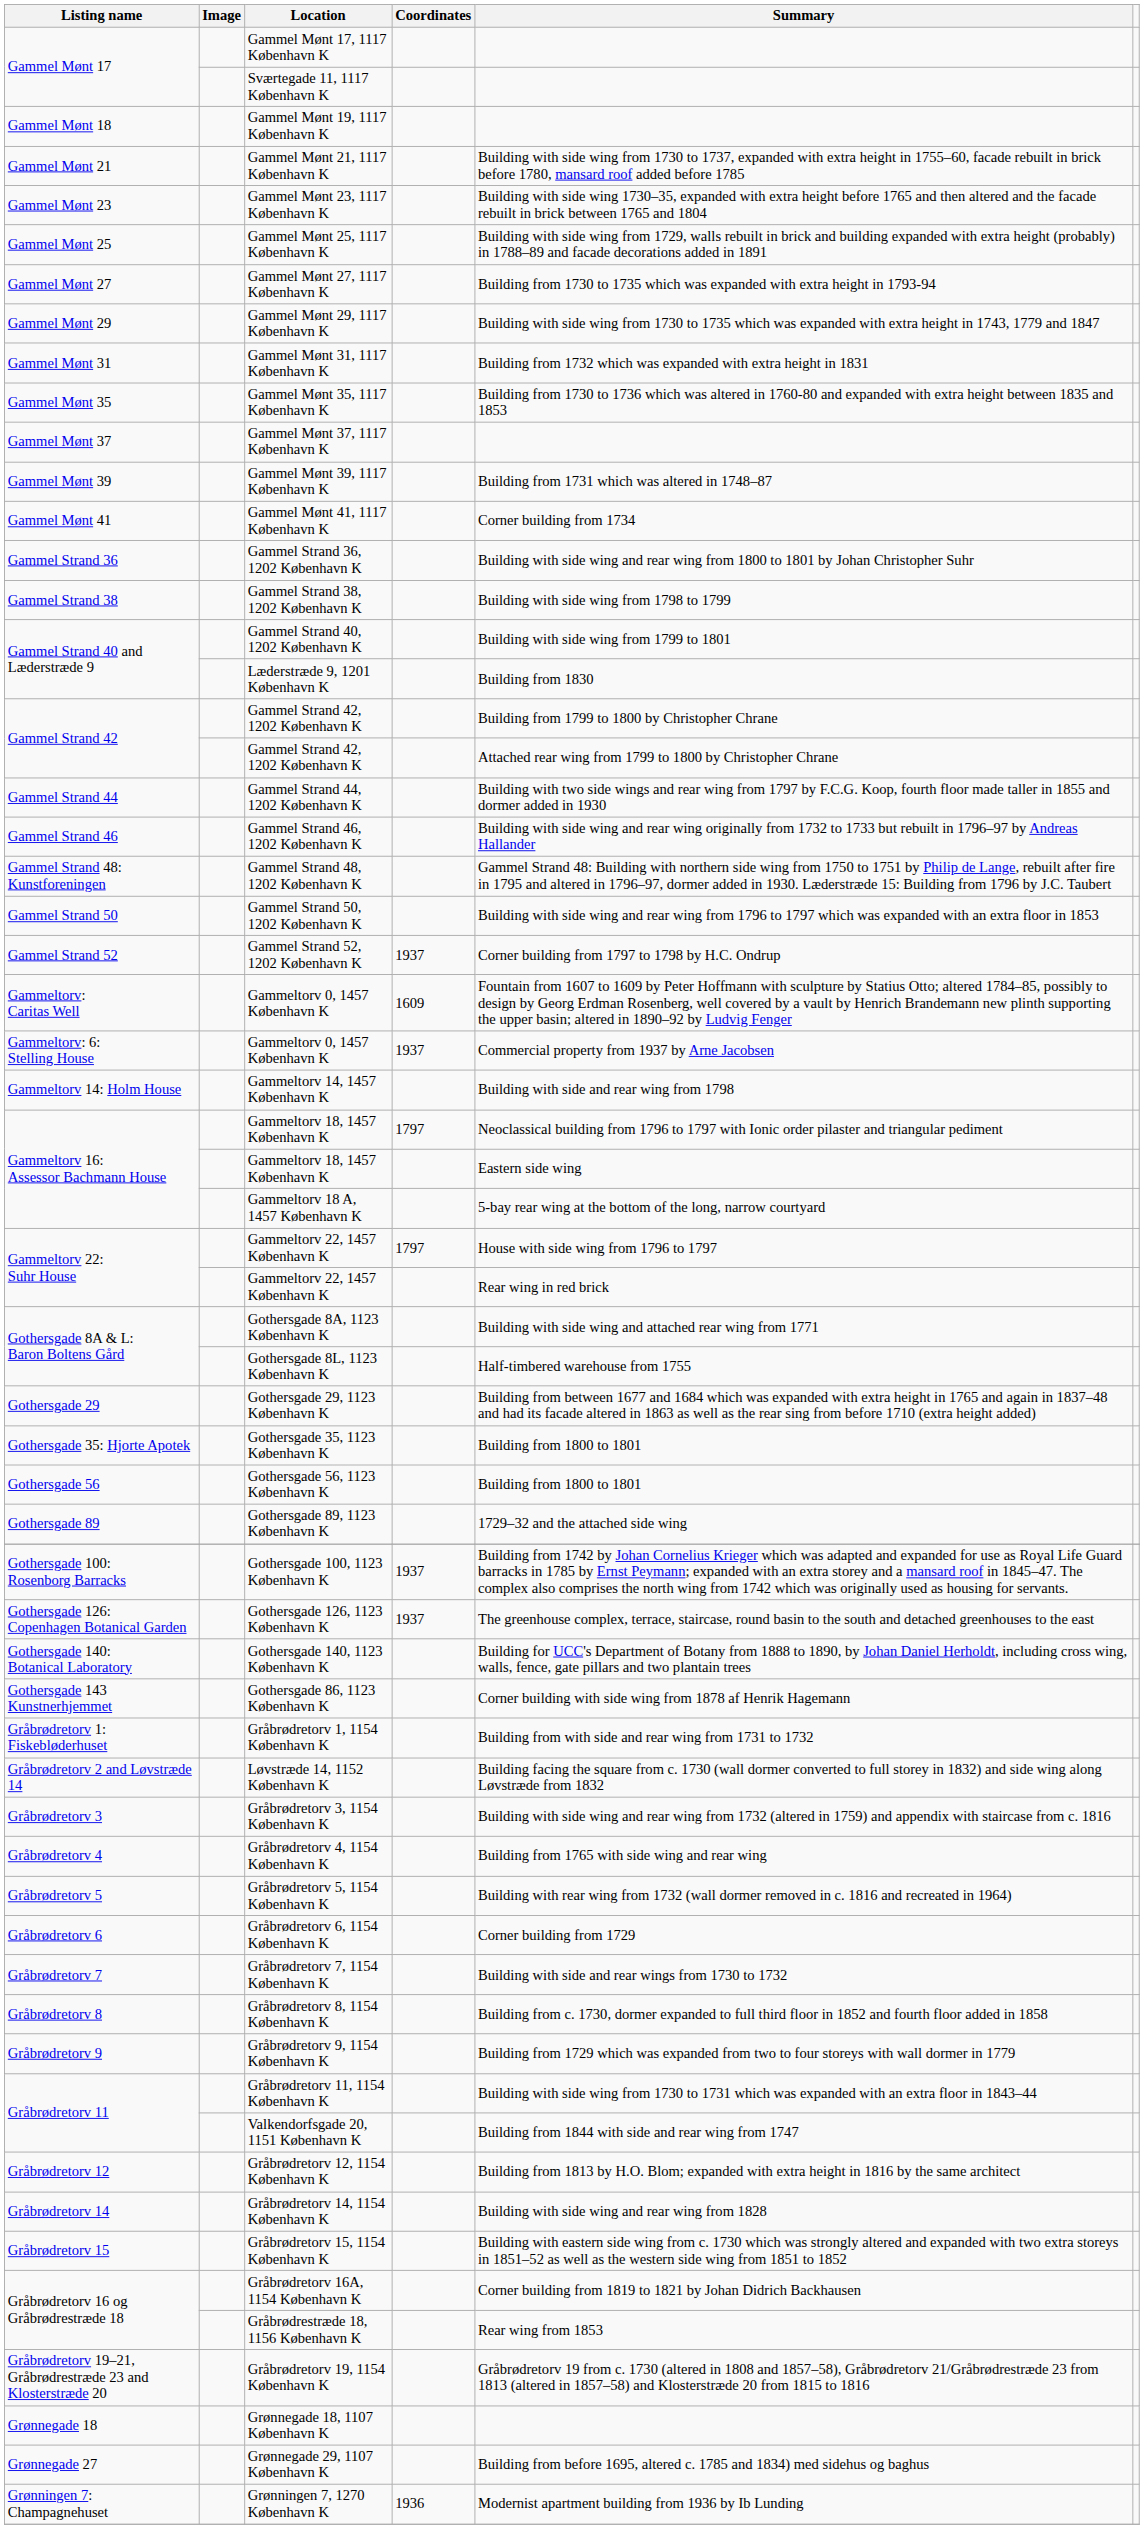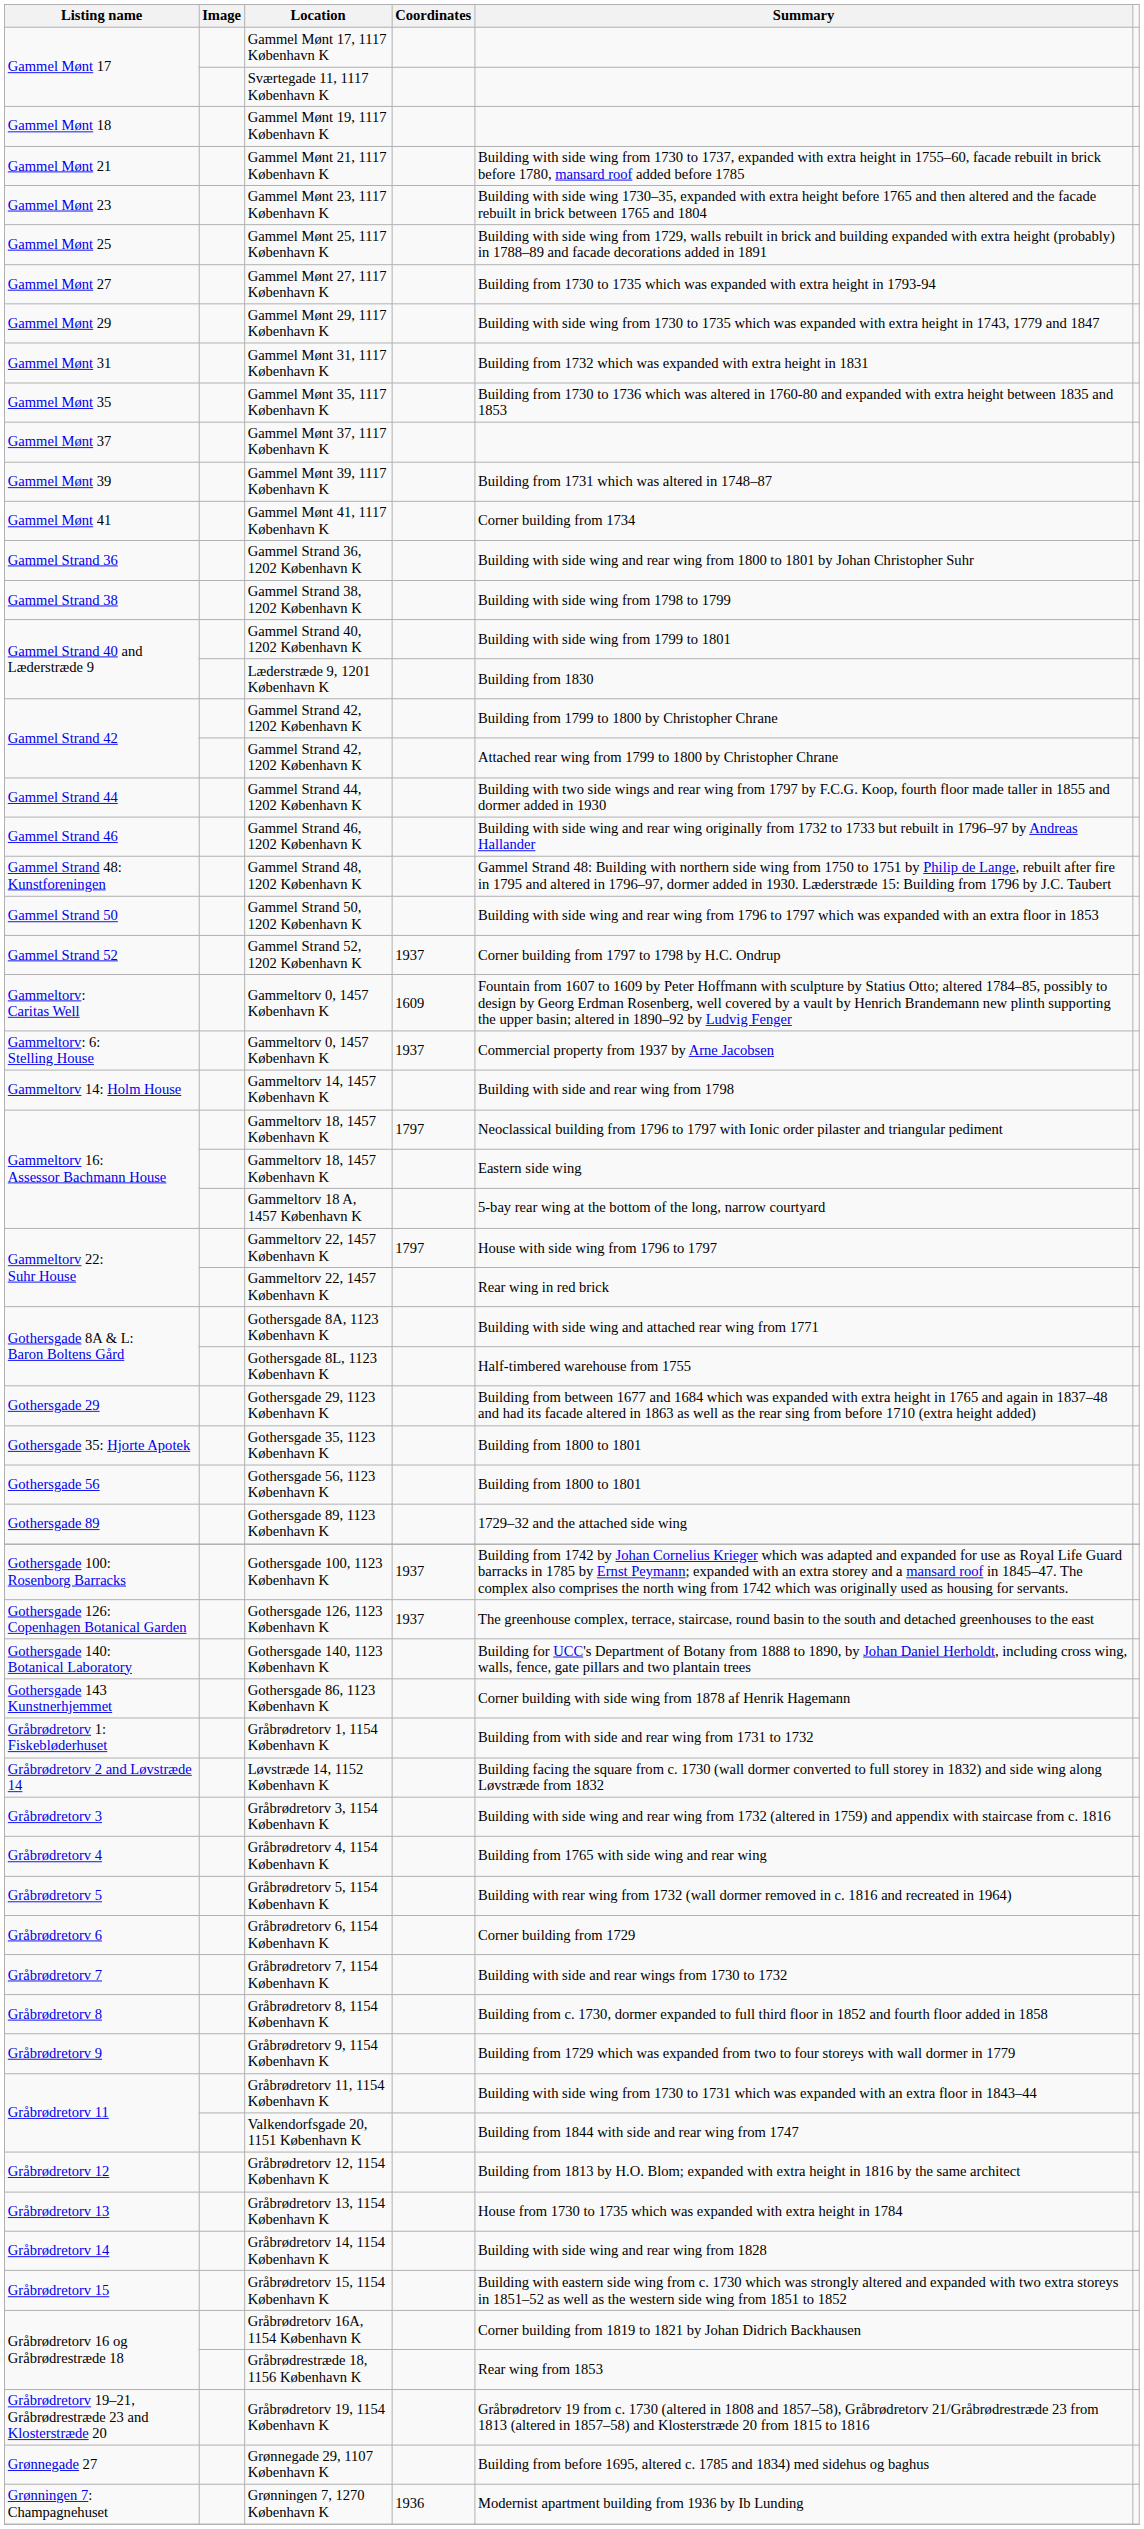+ row: (316, 2211)
- row: (310, 2425)
